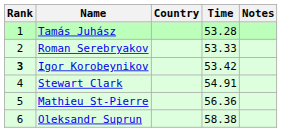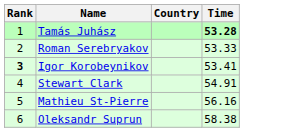- column: (258, 13)
(221, 31) normal -> (221, 31) bold
(221, 66) 53.42 -> (221, 66) 53.41
(221, 101) 56.36 -> (221, 101) 56.16
